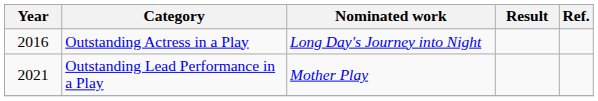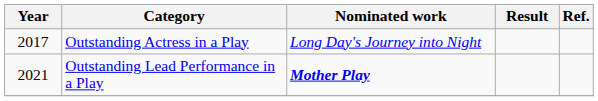(33, 41) 2016 -> (33, 41) 2017
(329, 74) normal -> (330, 74) bold
